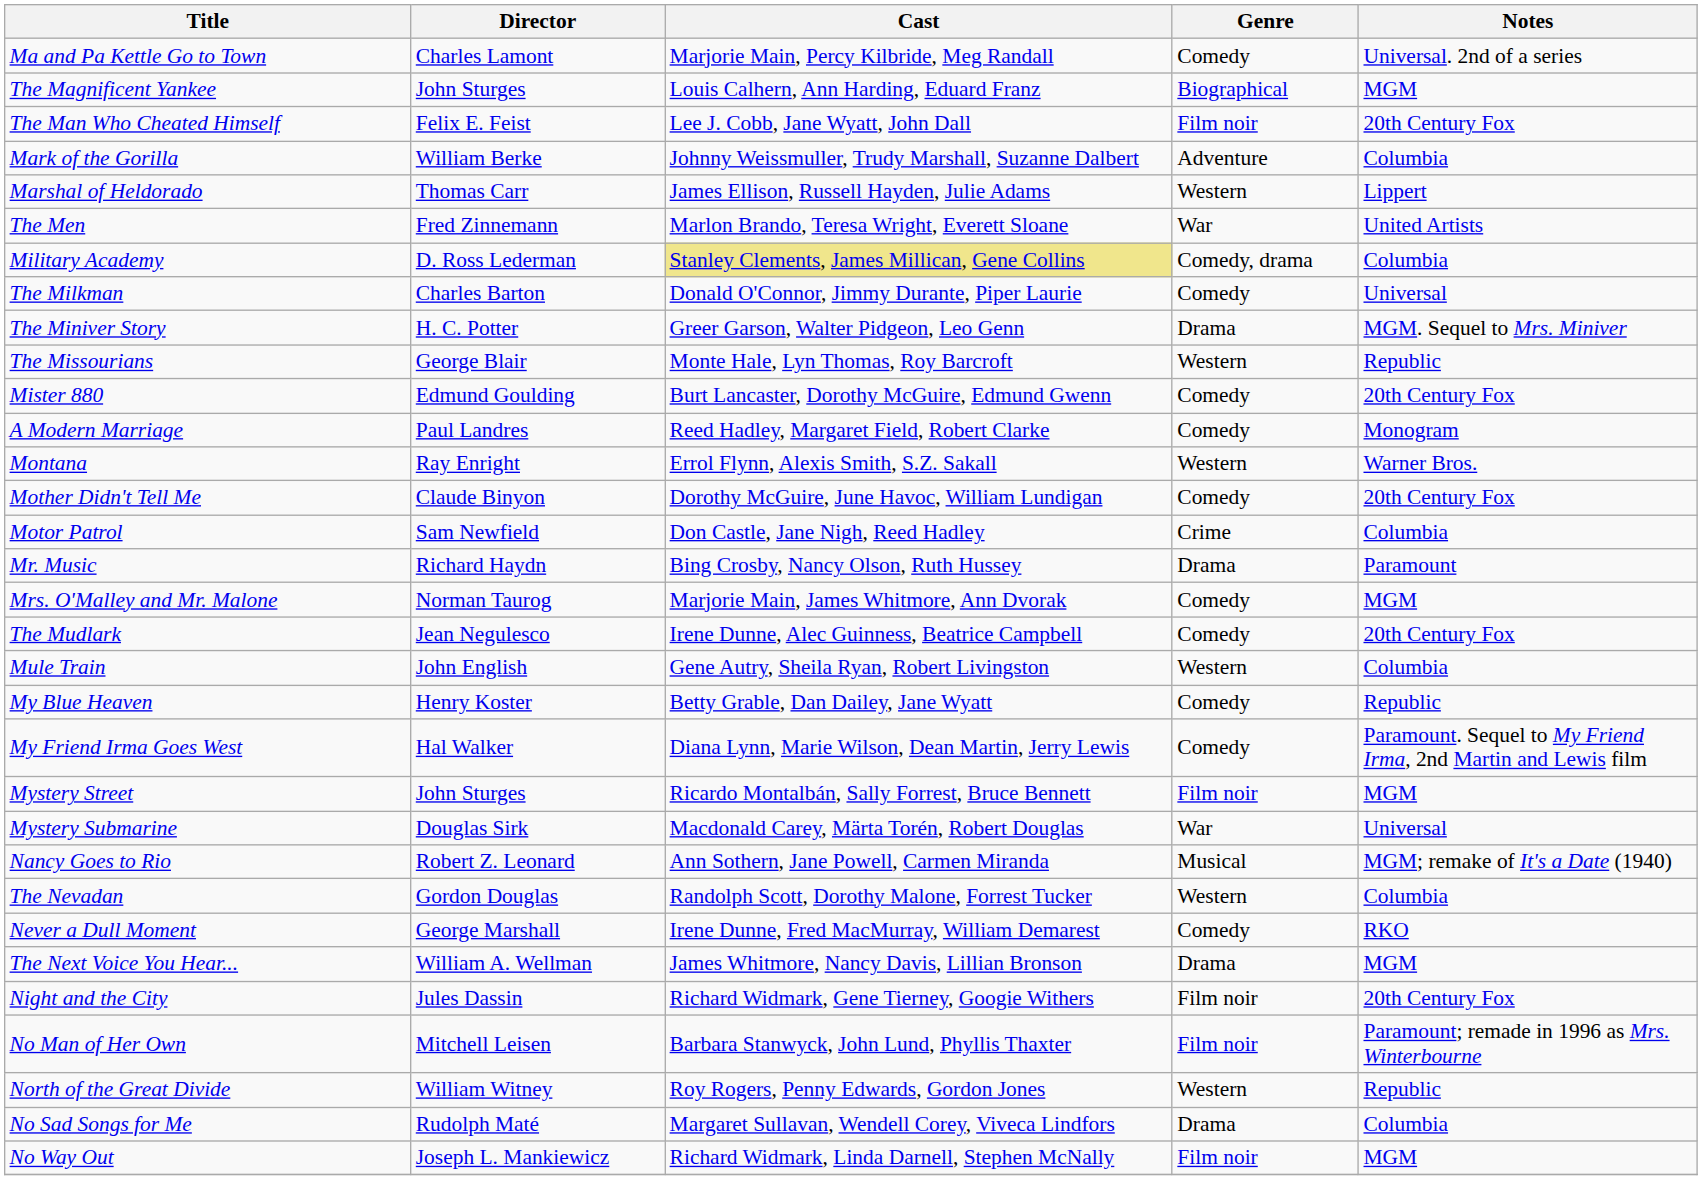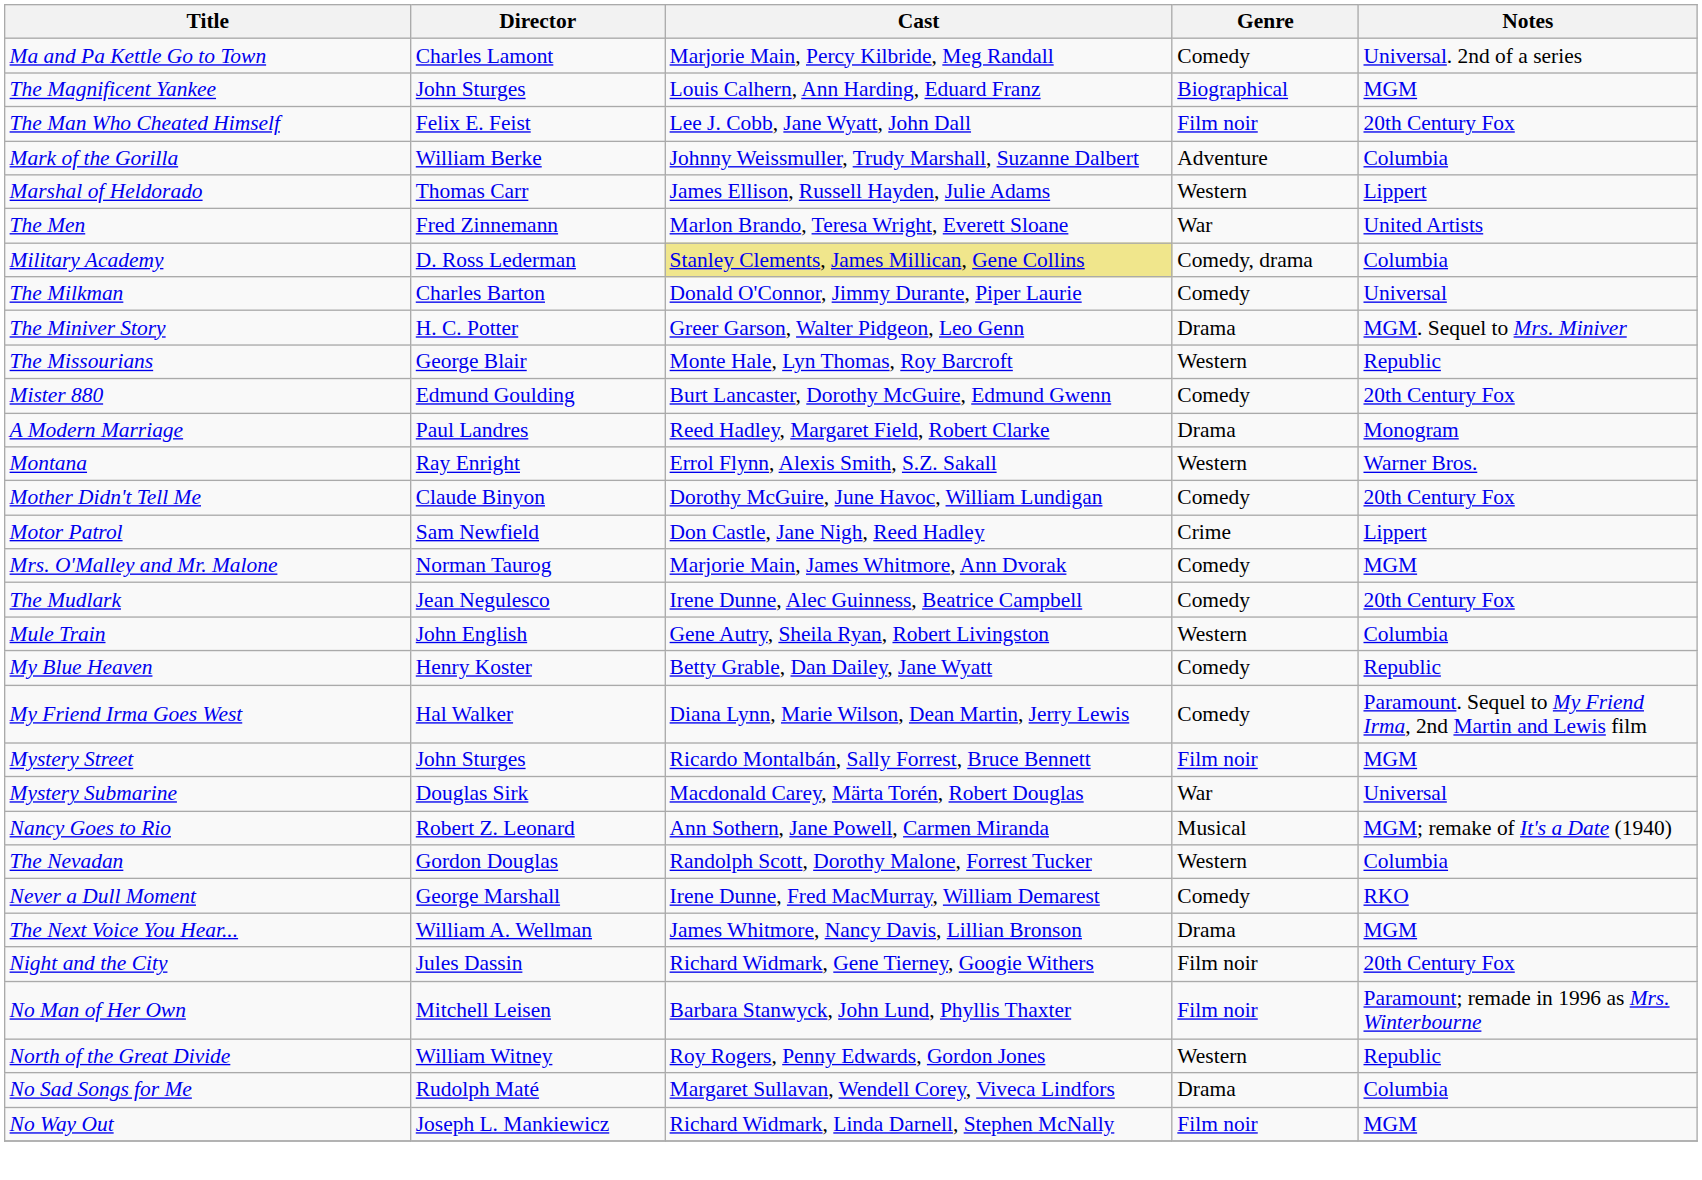(1214, 429) Comedy -> (1207, 429) Drama
(1406, 531) Columbia -> (1395, 531) Lippert
- row: (53, 565)
